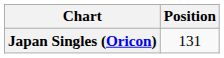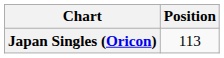(190, 40) 131 -> (190, 40) 113
